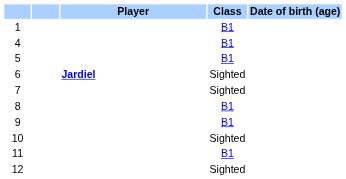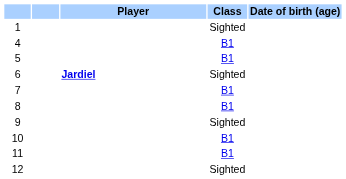(227, 27) B1 -> (227, 27) Sighted
(227, 90) Sighted -> (227, 90) B1
(227, 122) B1 -> (227, 122) Sighted
(227, 138) Sighted -> (227, 138) B1
